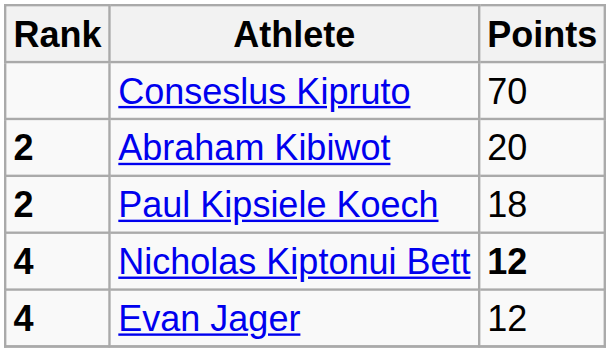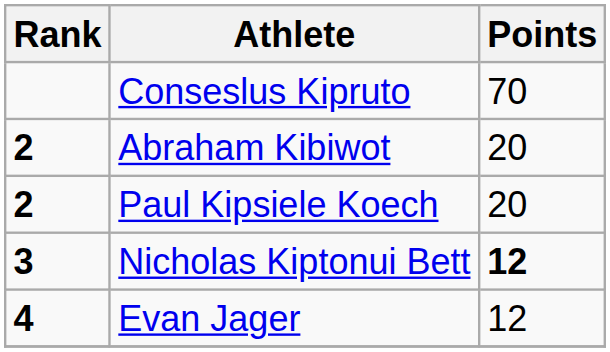(507, 205) 18 -> (507, 205) 20
(24, 262) 4 -> (24, 262) 3
